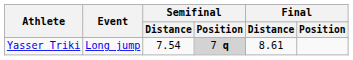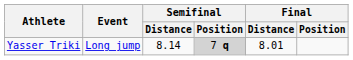(168, 46) 7.54 -> (168, 46) 8.14
(271, 46) 8.61 -> (271, 46) 8.01
